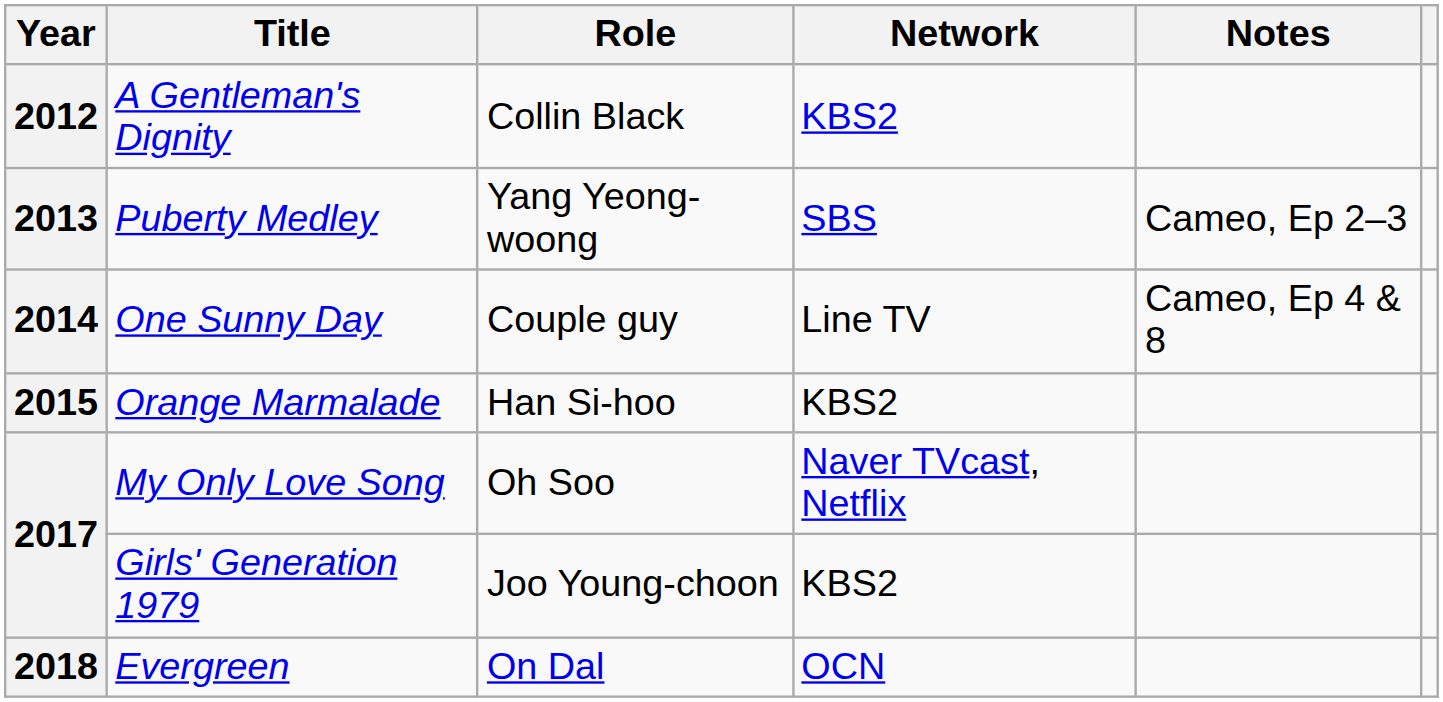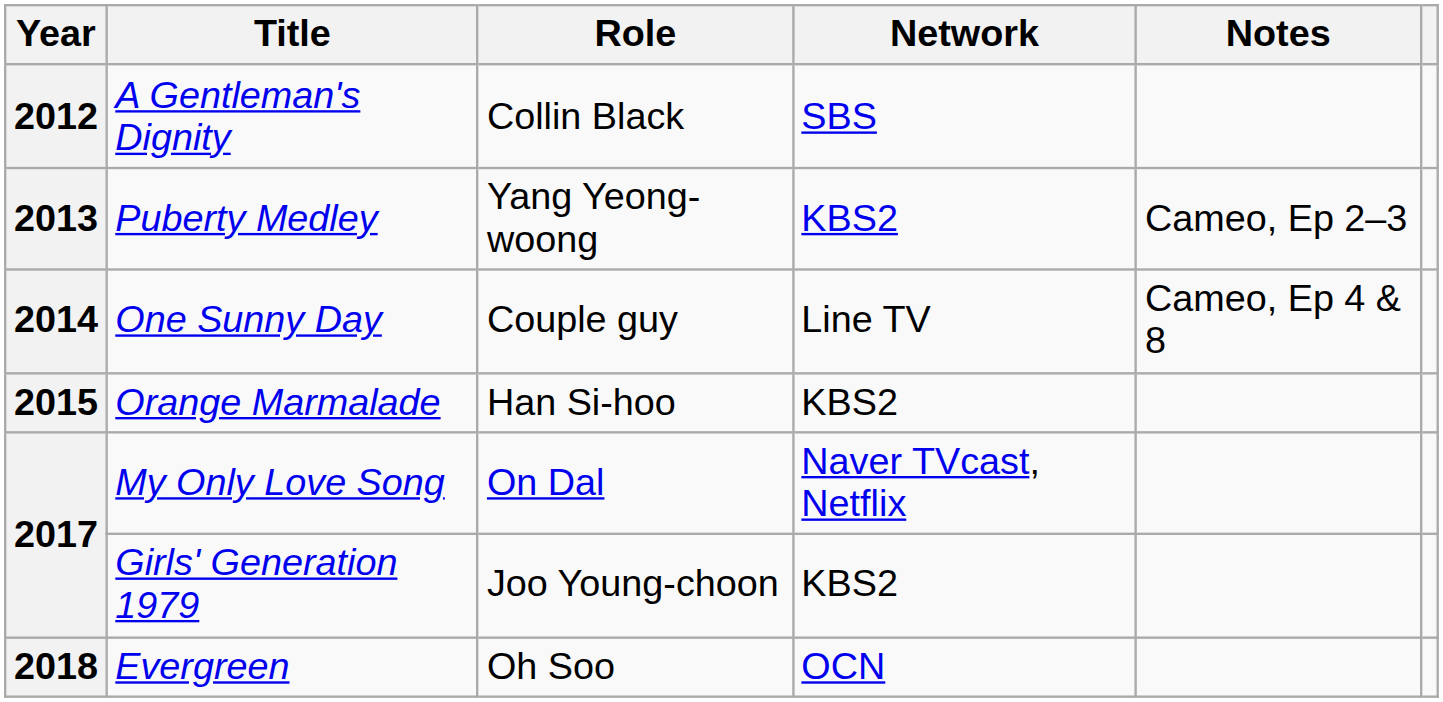(850, 115) KBS2 -> (839, 115) SBS
(839, 217) SBS -> (850, 217) KBS2
(551, 482) Oh Soo -> (546, 482) On Dal
(546, 666) On Dal -> (551, 666) Oh Soo
